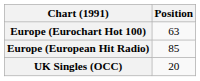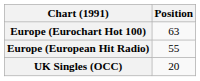(174, 48) 85 -> (174, 48) 55
